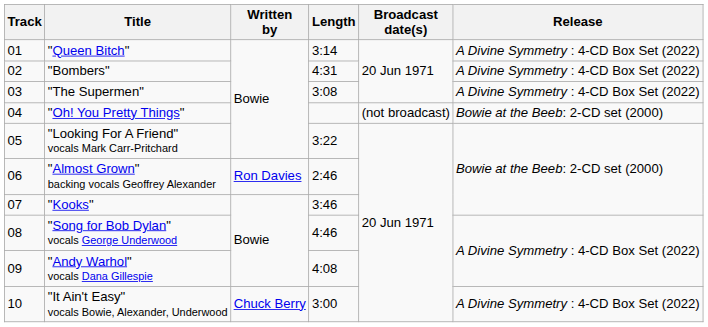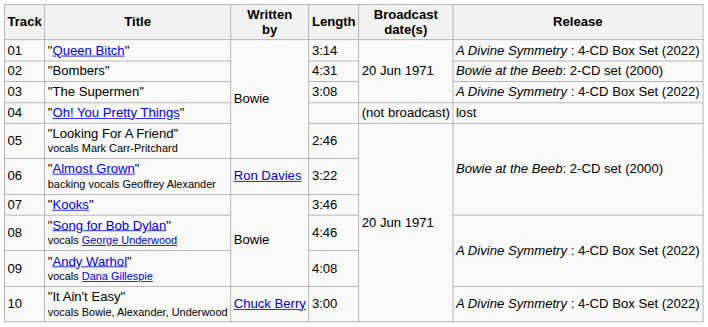(578, 71) A Divine Symmetry : 4-CD Box Set (2022) -> (560, 71) Bowie at the Beeb: 2-CD set (2000)
(560, 112) Bowie at the Beeb: 2-CD set (2000) -> (466, 112) lost
(325, 141) 3:22 -> (325, 141) 2:46
(325, 176) 2:46 -> (325, 176) 3:22
